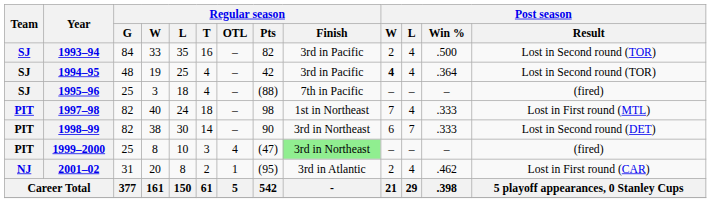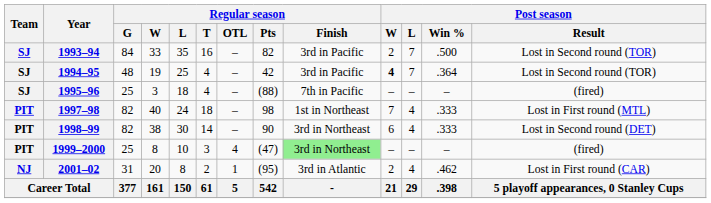(412, 52) 4 -> (412, 52) 7
(412, 72) 4 -> (412, 72) 7
(412, 130) 7 -> (412, 130) 4
